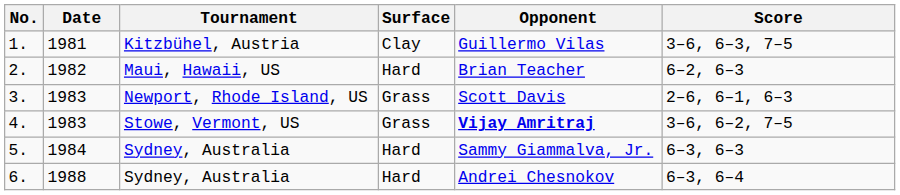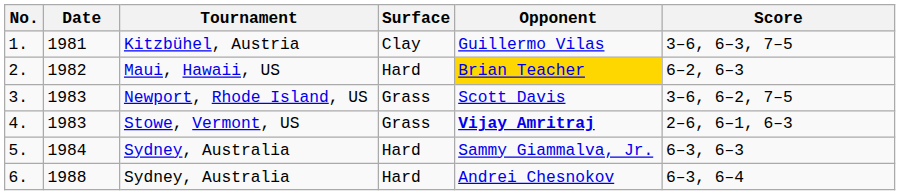(522, 71) no background -> (522, 71) gold background
(729, 97) 2–6, 6–1, 6–3 -> (729, 97) 3–6, 6–2, 7–5
(729, 124) 3–6, 6–2, 7–5 -> (729, 124) 2–6, 6–1, 6–3
